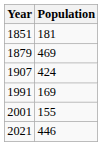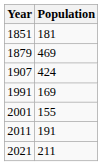+ row: (19, 131)
(47, 131) 446 -> (47, 151) 211
